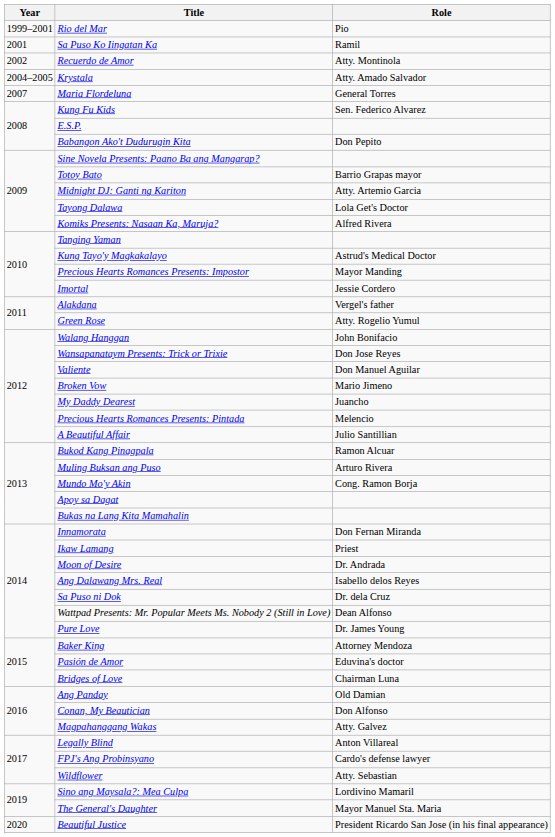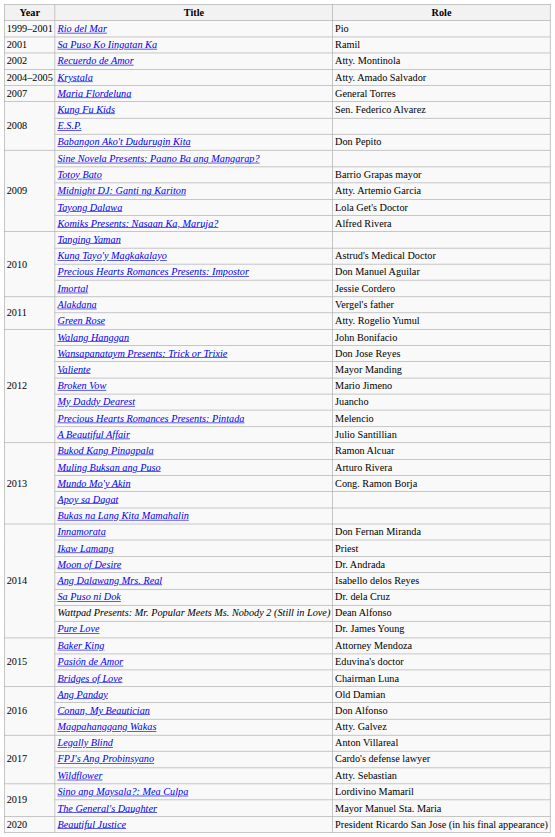(368, 272) Mayor Manding -> (377, 272) Don Manuel Aguilar
(377, 369) Don Manuel Aguilar -> (368, 369) Mayor Manding
